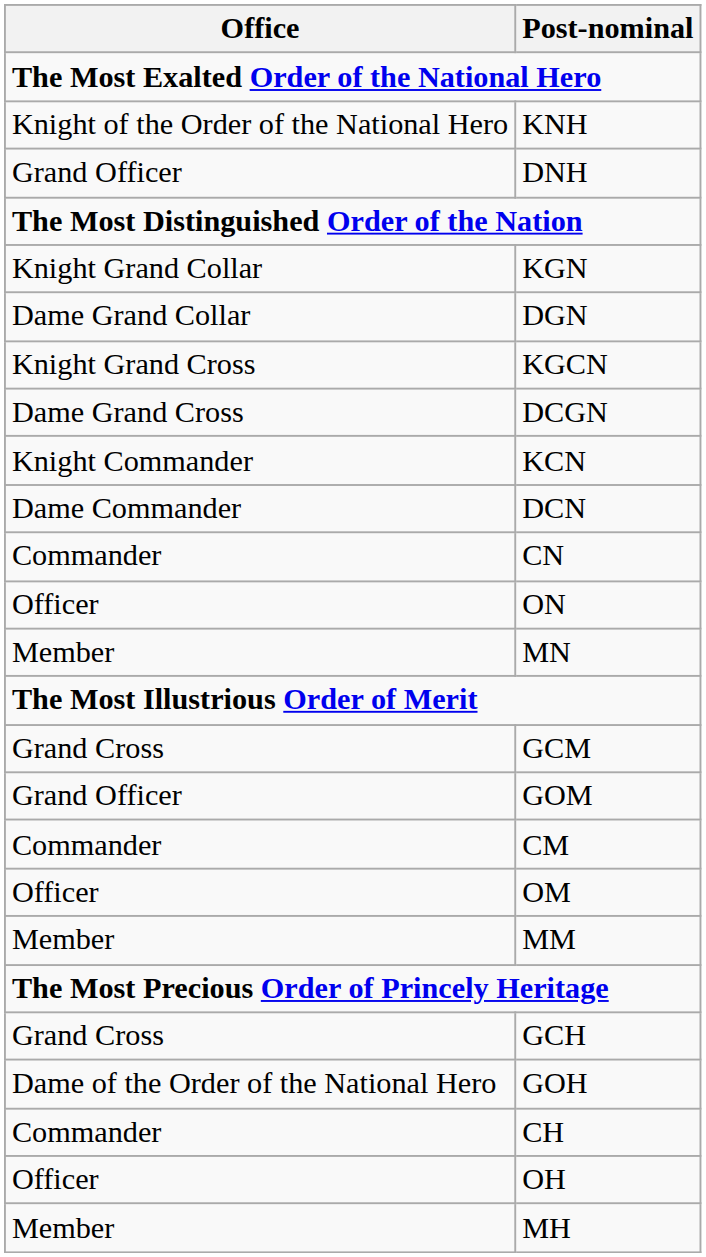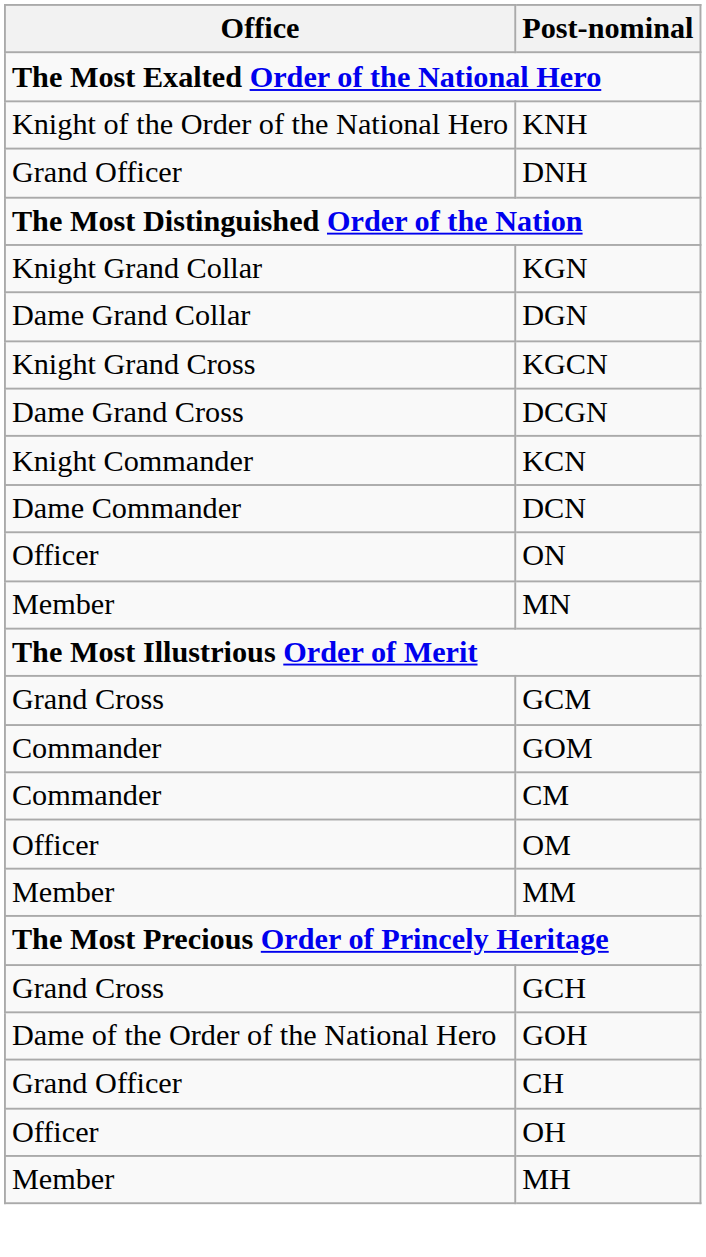- row: (543, 556)
(97, 795) Grand Officer -> (87, 747) Commander
(87, 1131) Commander -> (97, 1083) Grand Officer
